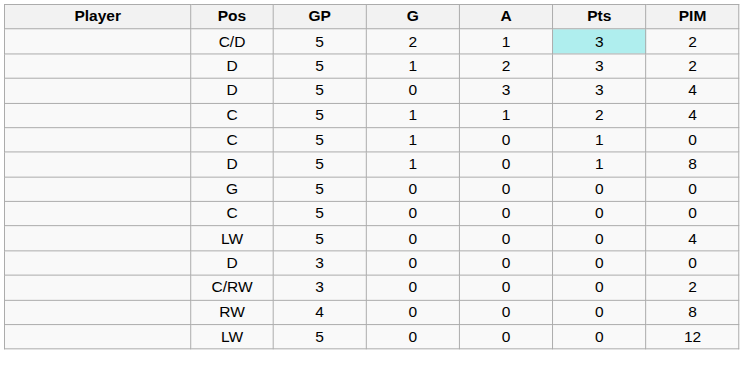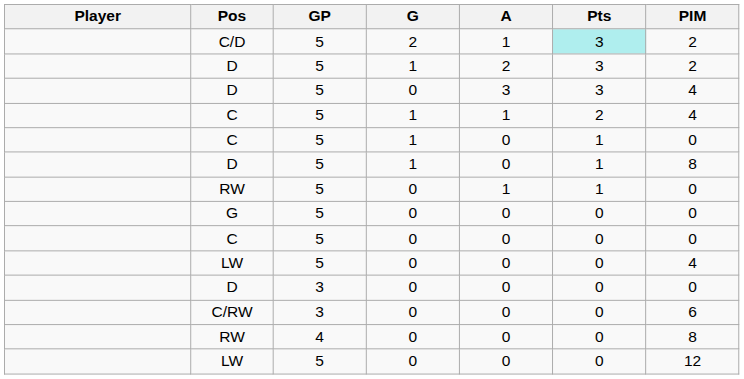+ row: (232, 189)
(693, 287) 2 -> (693, 312) 6
